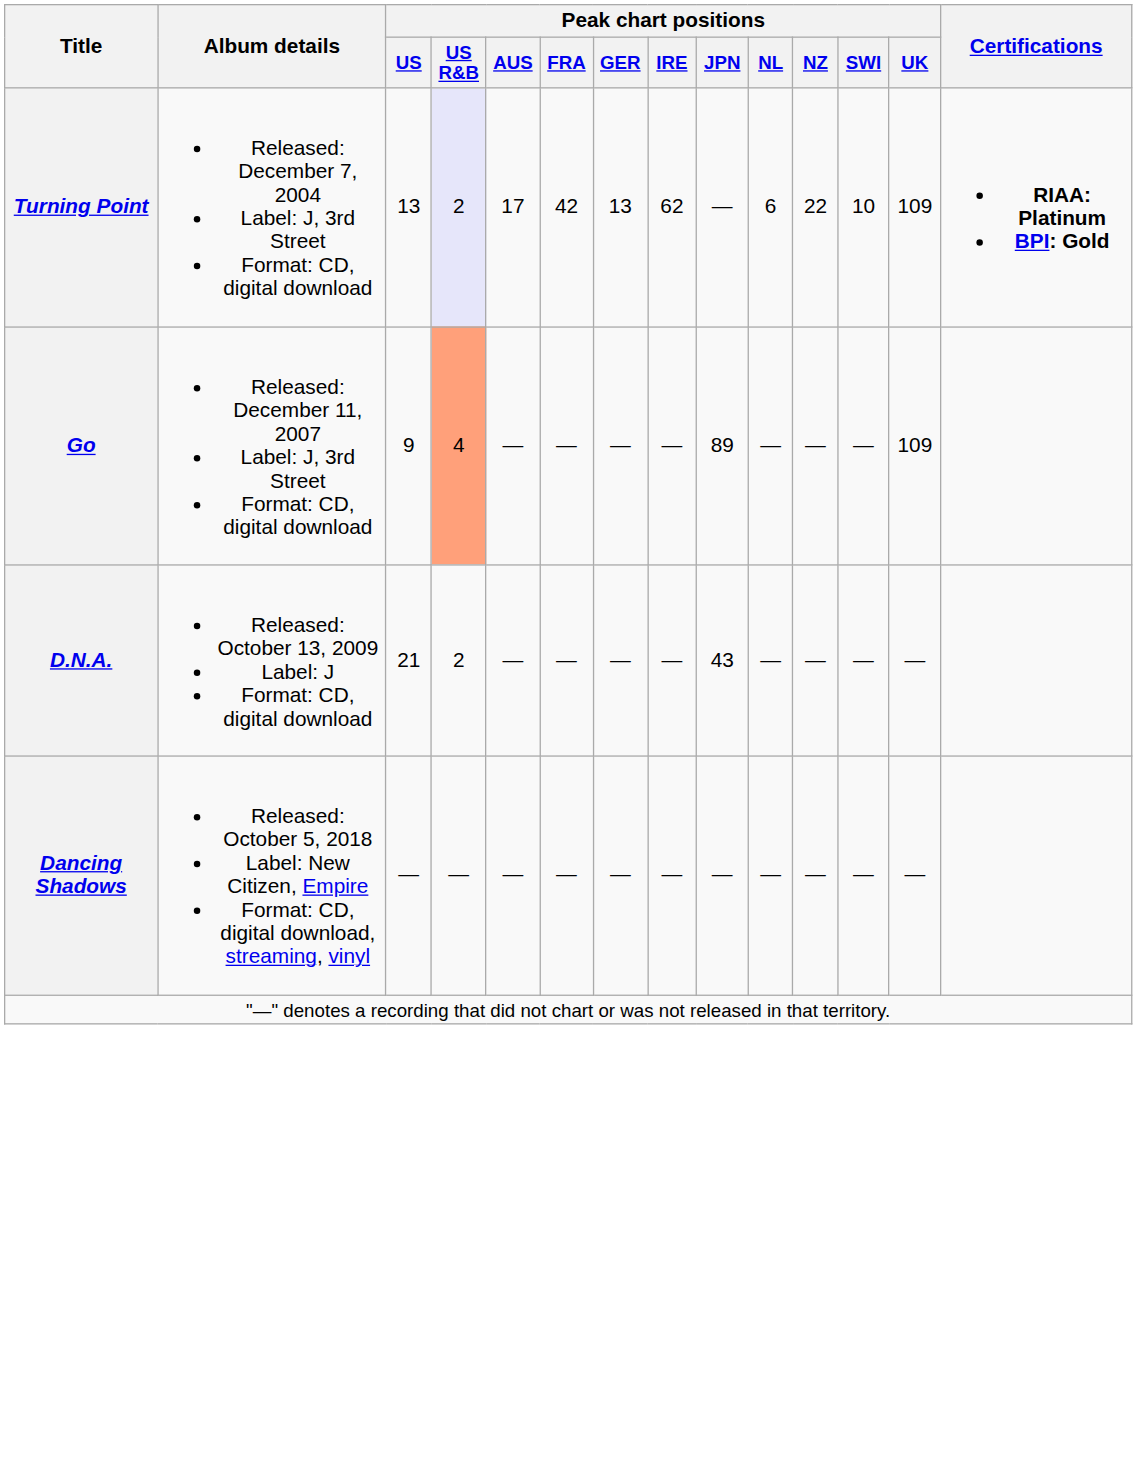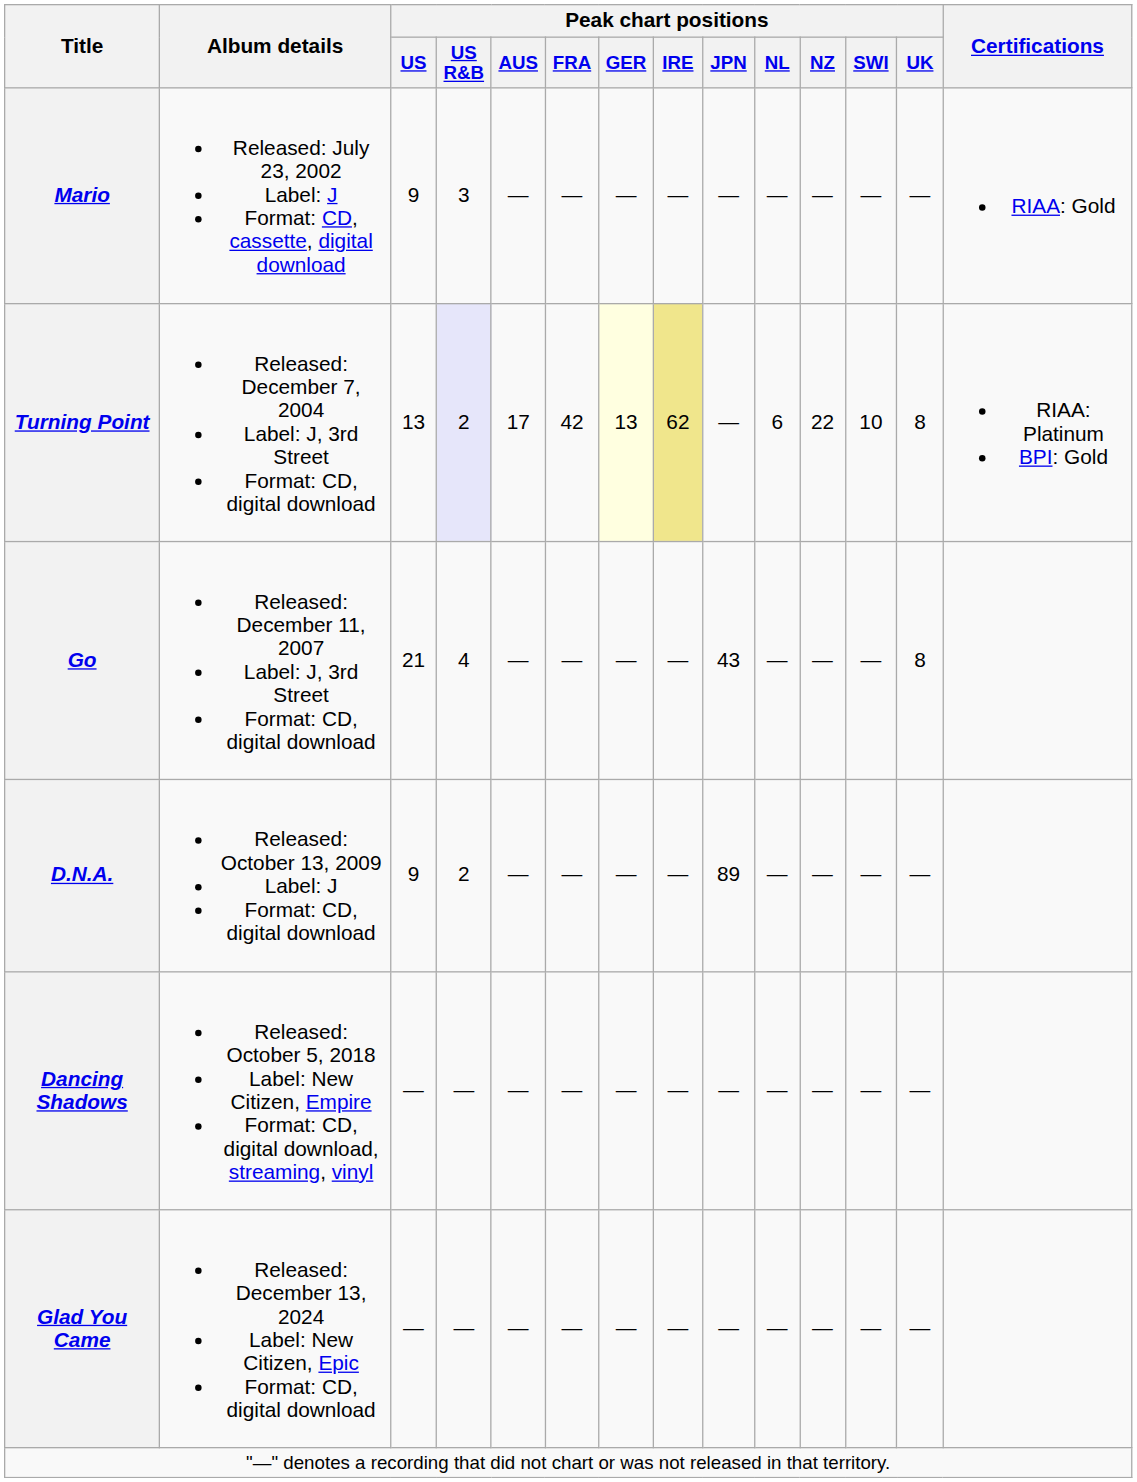+ row: (82, 195)
(620, 207) no background -> (626, 422) lightyellow background
(672, 207) no background -> (678, 422) khaki background
(915, 207) 109 -> (920, 422) 8
(1036, 219) bold -> (1037, 434) normal
(409, 445) 9 -> (414, 660) 21
(459, 445) lightsalmon background -> (464, 660) no background
(722, 445) 89 -> (729, 660) 43
(915, 445) 109 -> (920, 660) 8
(409, 660) 21 -> (414, 875) 9
(722, 660) 43 -> (729, 875) 89
+ row: (82, 1328)
